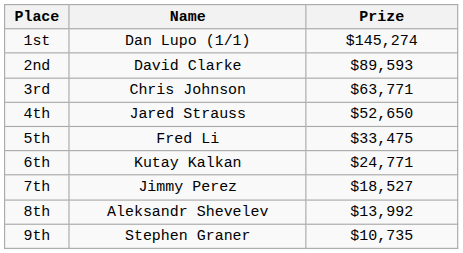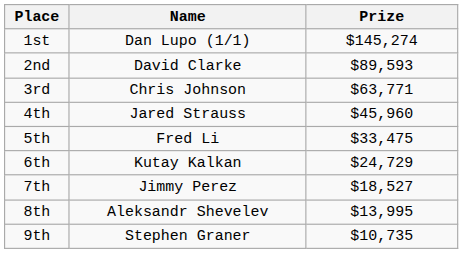(382, 114) $52,650 -> (382, 114) $45,960
(382, 163) $24,771 -> (382, 163) $24,729
(382, 212) $13,992 -> (382, 212) $13,995
